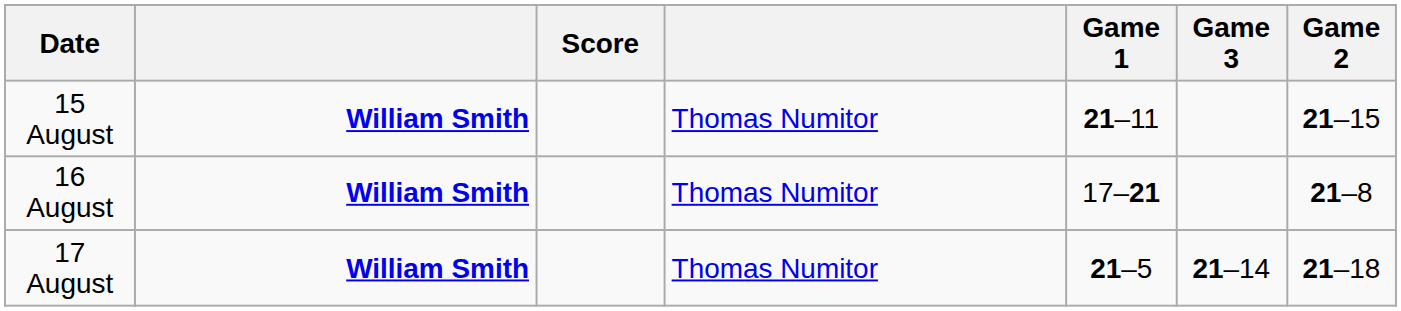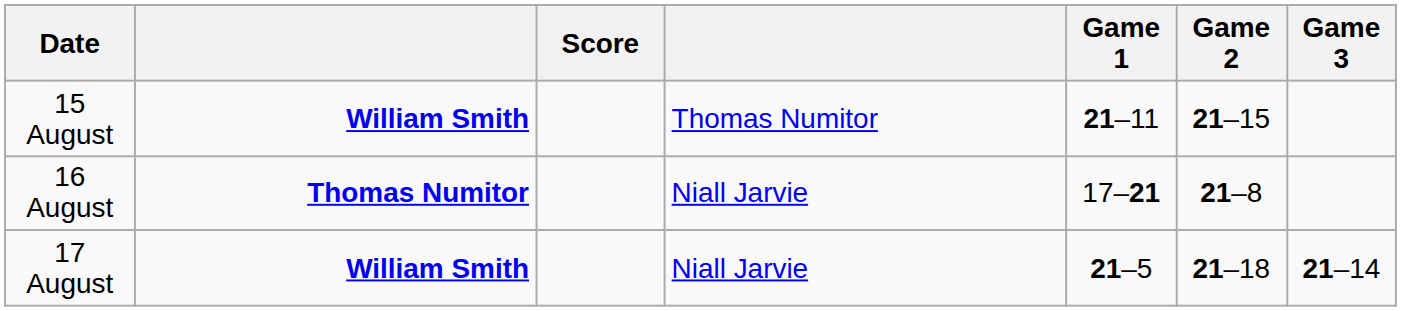columns swapped: (1341, 43) <-> (1231, 43)
(438, 193) William Smith -> (418, 193) Thomas Numitor
(775, 193) Thomas Numitor -> (740, 193) Niall Jarvie
(775, 268) Thomas Numitor -> (740, 268) Niall Jarvie
